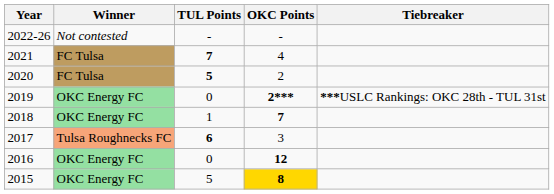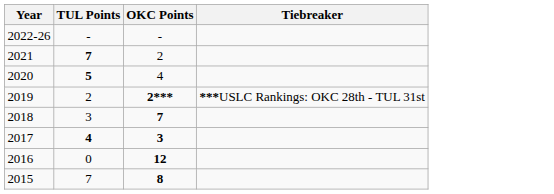- column: (114, 14)
(281, 55) 4 -> (160, 55) 2
(281, 76) 2 -> (160, 76) 4
(209, 96) 0 -> (88, 96) 2
(209, 117) 1 -> (88, 117) 3
(209, 138) 6 -> (88, 138) 4
(281, 138) normal -> (160, 138) bold
(209, 179) 5 -> (88, 179) 7
(281, 179) gold background -> (160, 179) no background
